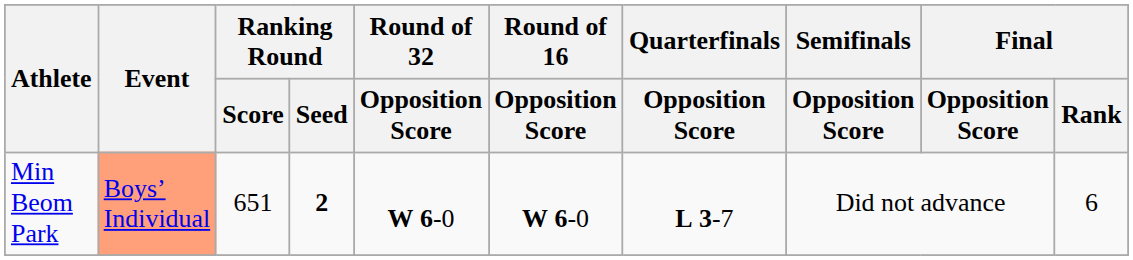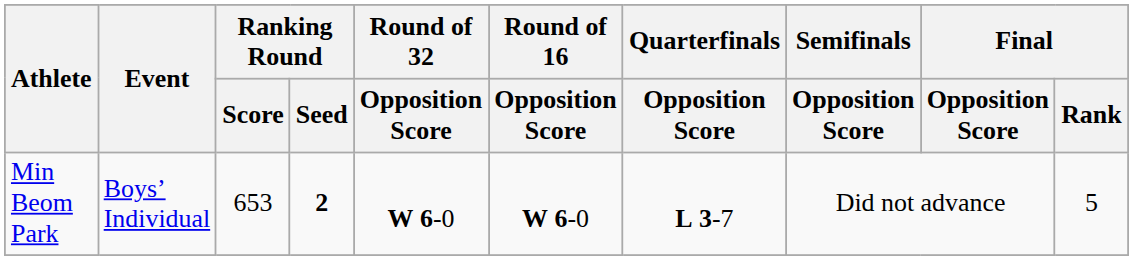(157, 203) lightsalmon background -> (157, 203) no background
(253, 203) 651 -> (253, 203) 653
(1091, 203) 6 -> (1091, 203) 5
